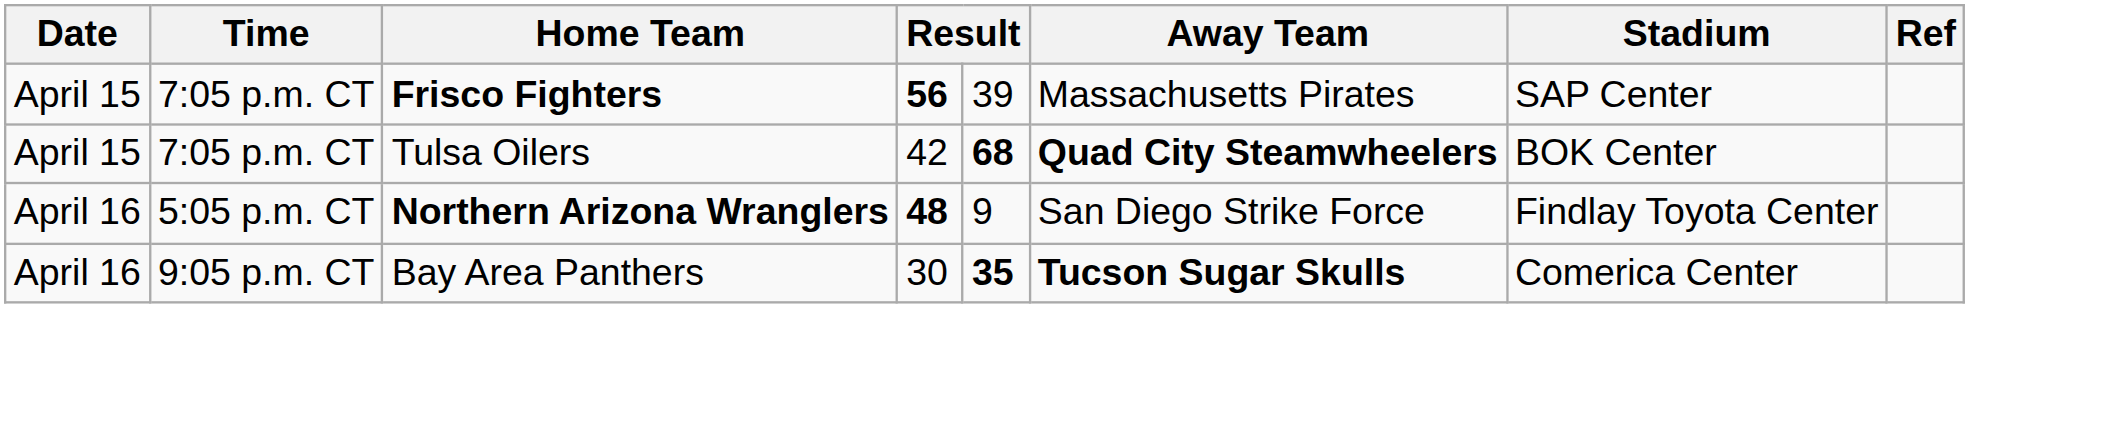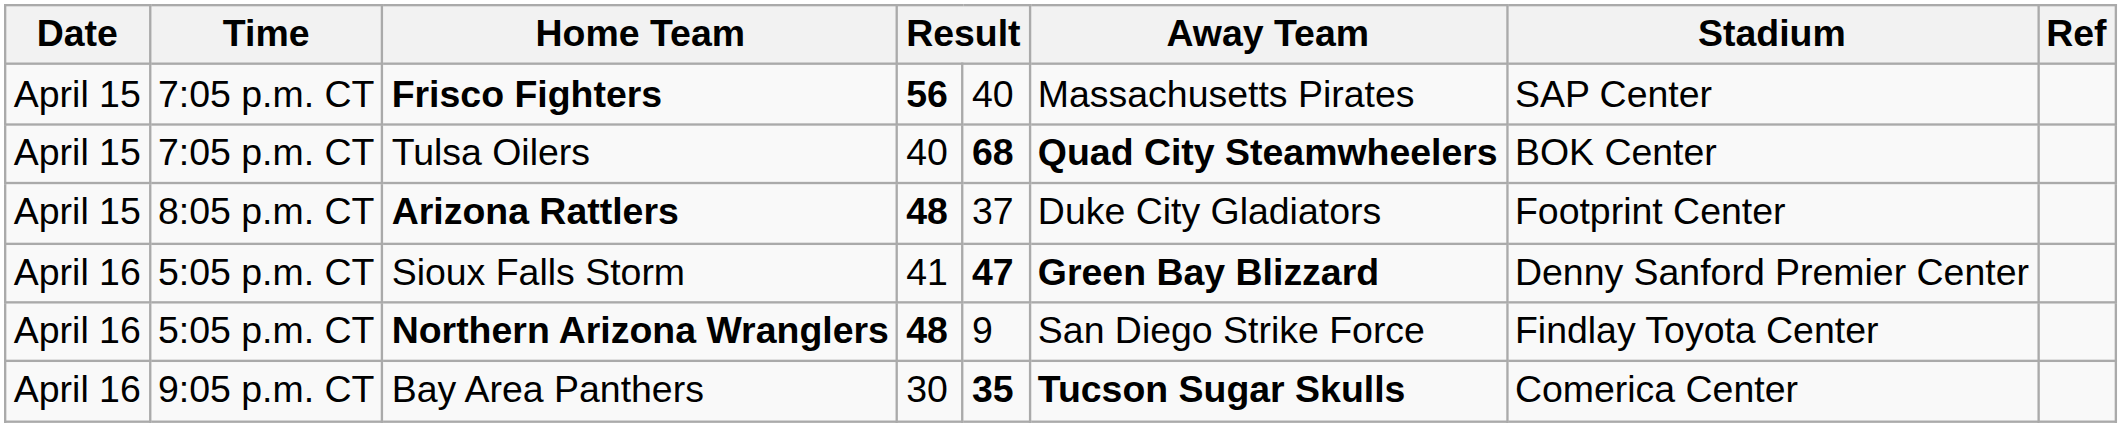(993, 93) 39 -> (993, 93) 40
(927, 152) 42 -> (927, 152) 40
+ row: (535, 212)
+ row: (538, 271)
